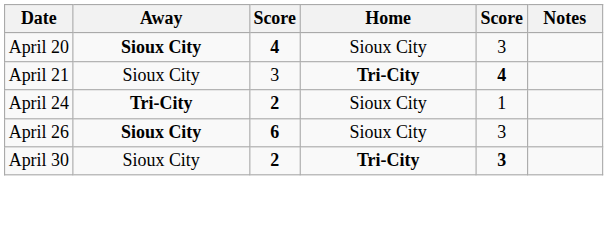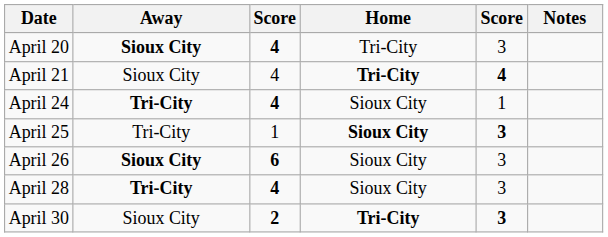(388, 47) Sioux City -> (388, 47) Tri-City
(275, 75) 3 -> (275, 75) 4
(275, 103) 2 -> (275, 103) 4
+ row: (39, 132)
+ row: (39, 189)
